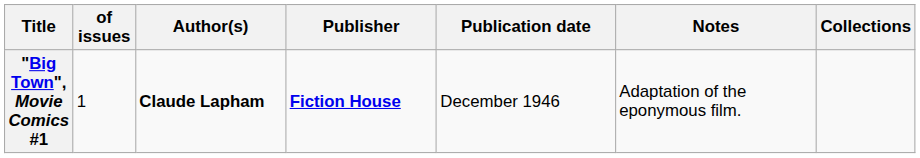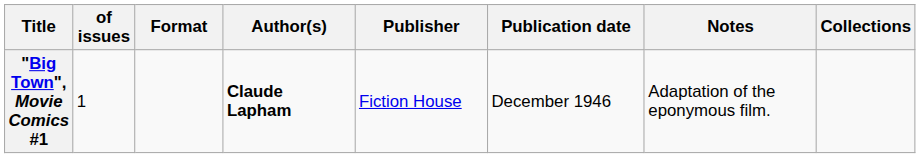+ column: (179, 27)
(345, 101) bold -> (410, 101) normal
